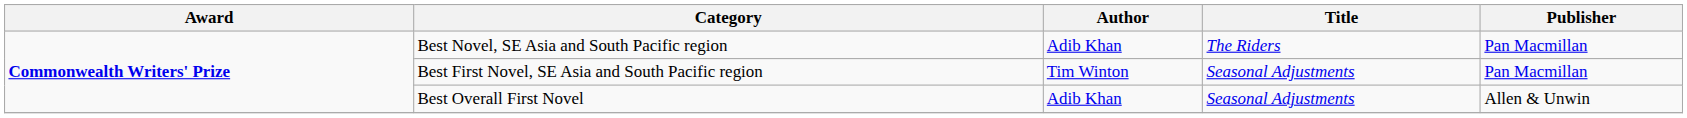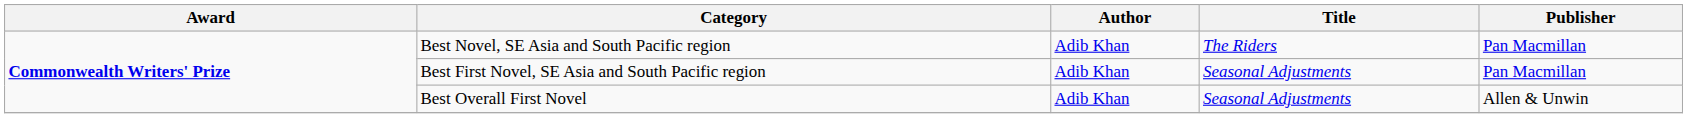(1088, 71) Tim Winton -> (1092, 71) Adib Khan
